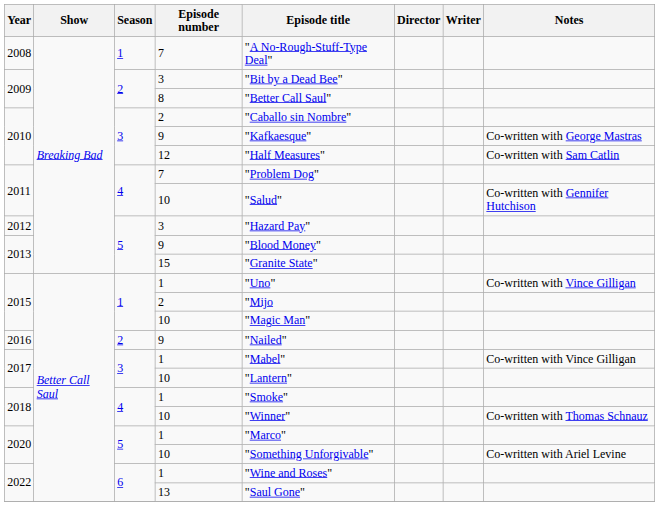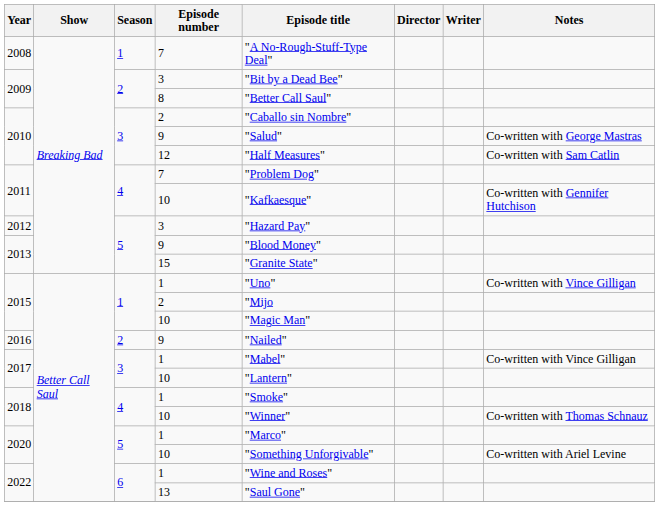(278, 136) "Kafkaesque" -> (263, 136) "Salud"
(263, 200) "Salud" -> (278, 200) "Kafkaesque"
